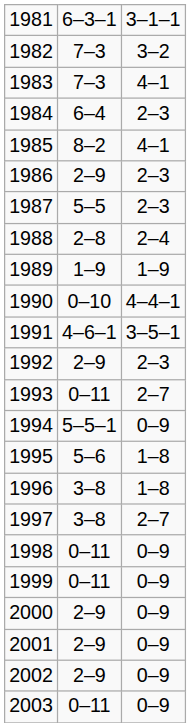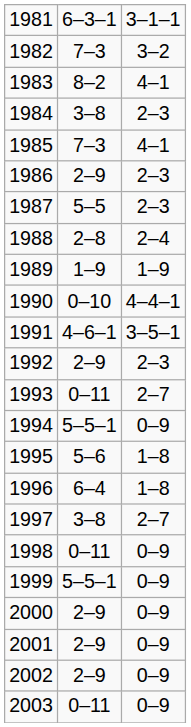(89, 82) 7–3 -> (89, 82) 8–2
(89, 113) 6–4 -> (89, 113) 3–8
(89, 144) 8–2 -> (89, 144) 7–3
(89, 488) 3–8 -> (89, 488) 6–4
(89, 581) 0–11 -> (89, 581) 5–5–1
